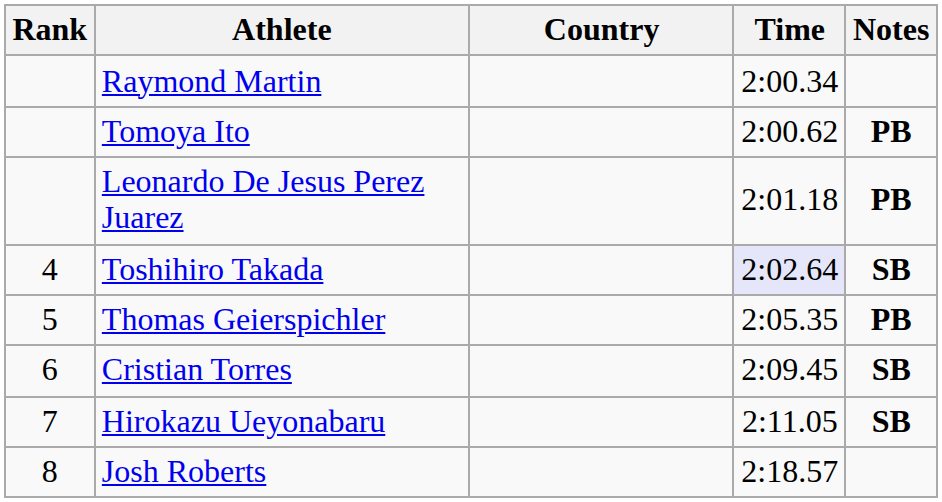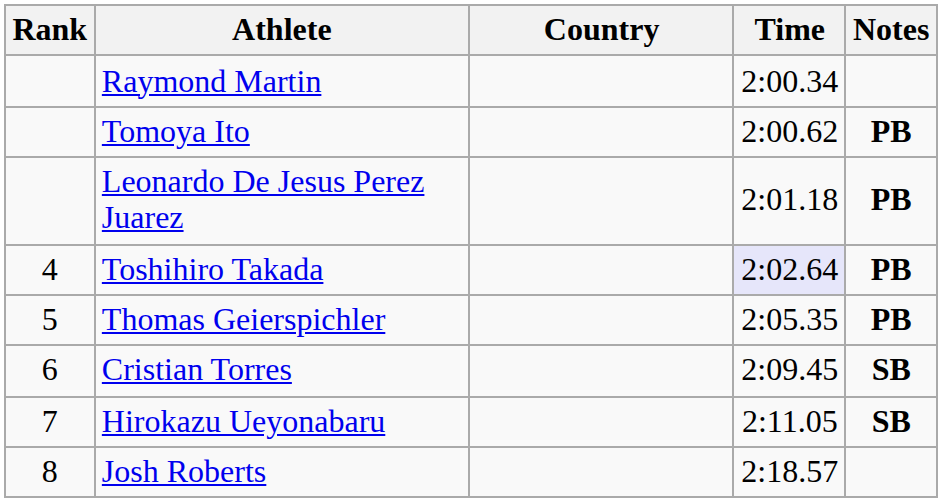(891, 268) SB -> (891, 268) PB
